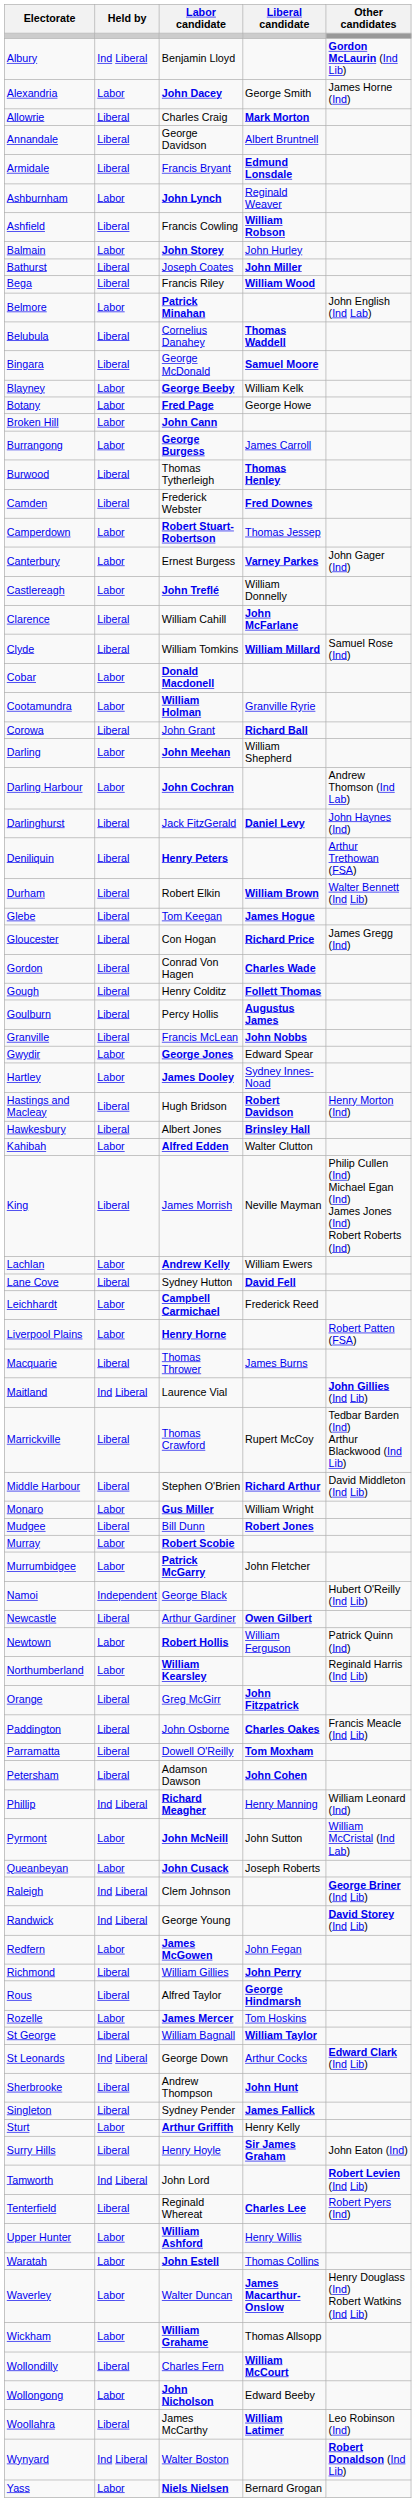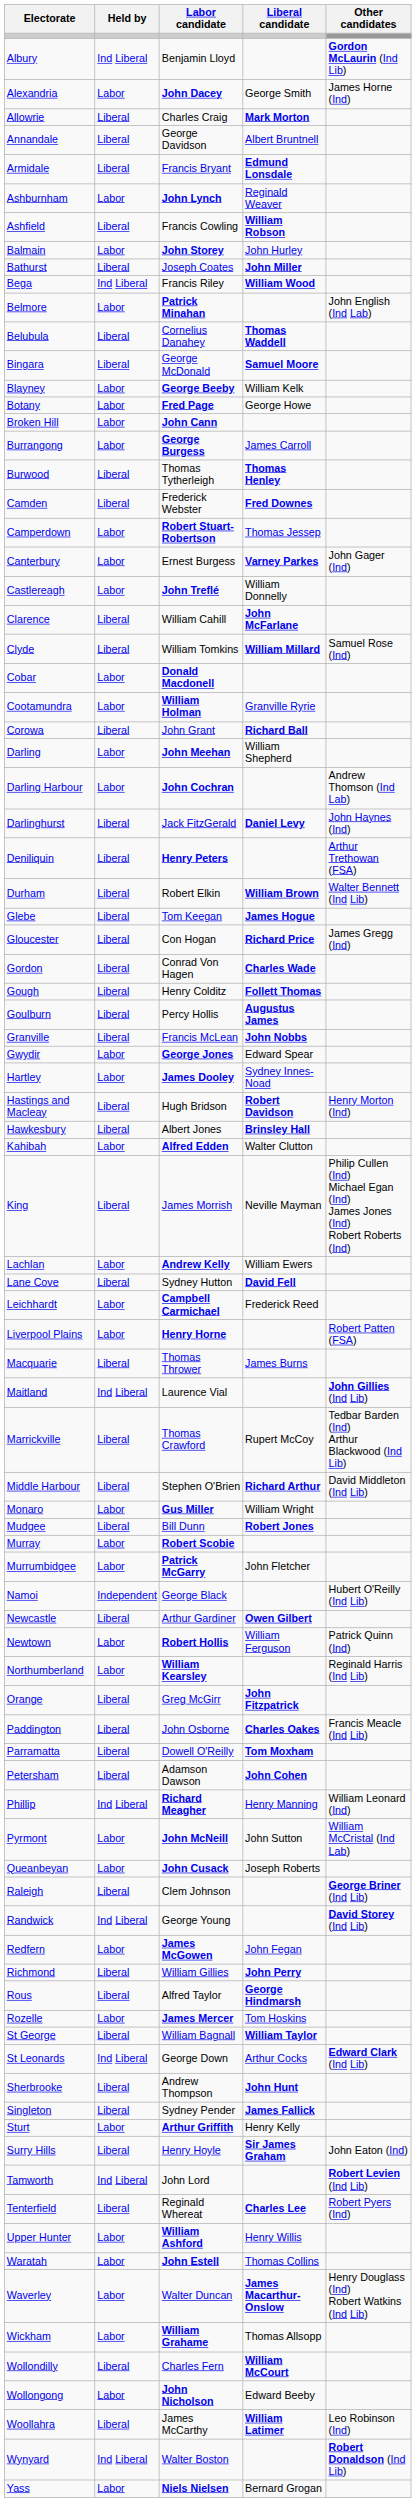(113, 284) Liberal -> (122, 284) Ind Liberal
(122, 1891) Ind Liberal -> (113, 1891) Liberal
